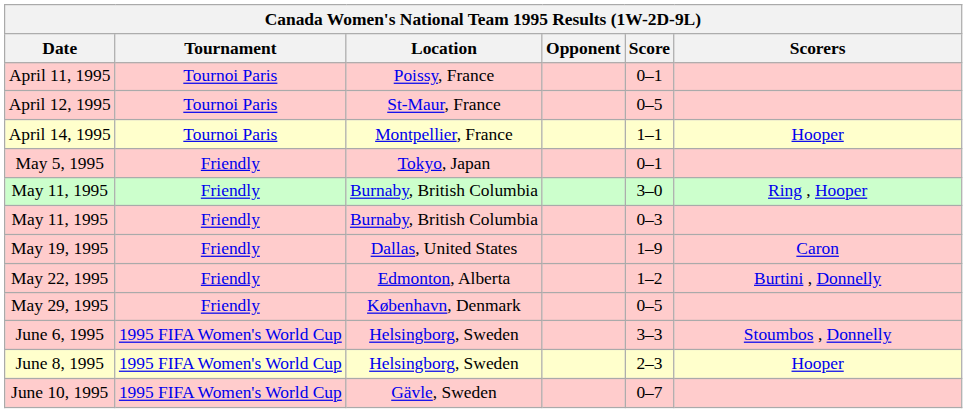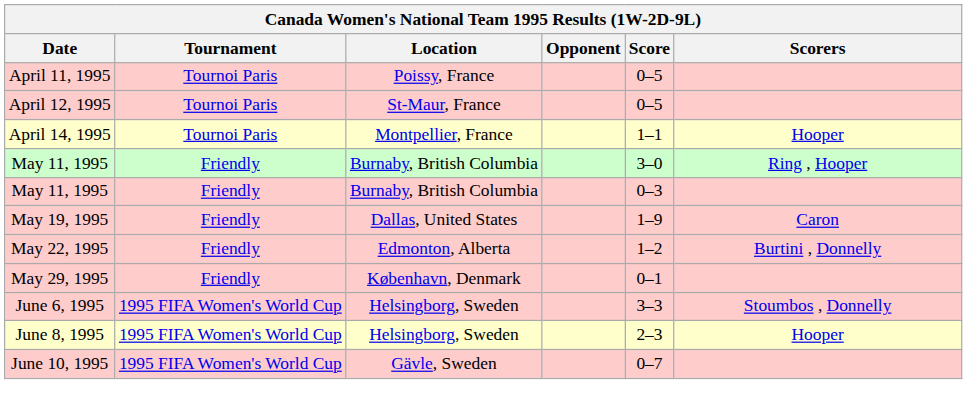(649, 76) 0–1 -> (649, 76) 0–5
- row: (60, 162)
(649, 306) 0–5 -> (649, 277) 0–1
